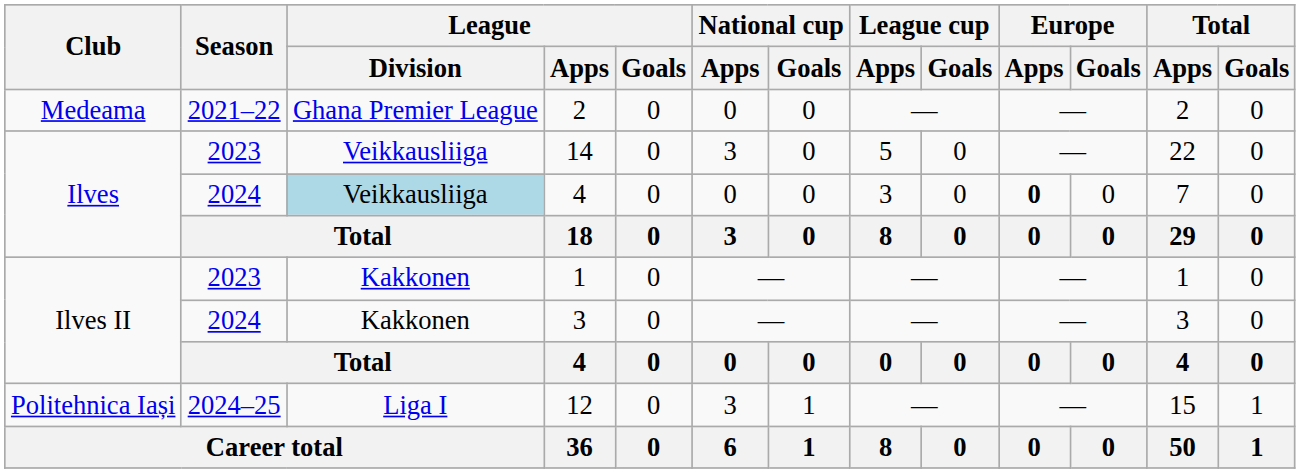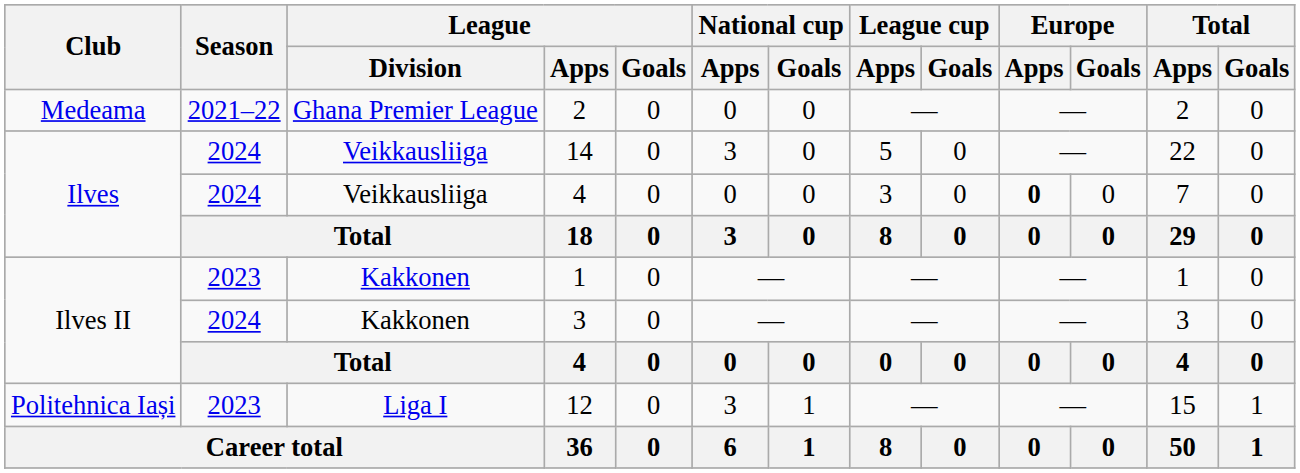(234, 151) 2023 -> (234, 151) 2024
(415, 194) lightblue background -> (415, 194) no background
(234, 404) 2024–25 -> (234, 404) 2023
